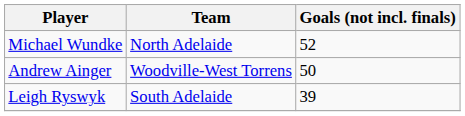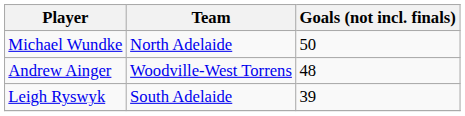(308, 44) 52 -> (308, 44) 50
(308, 70) 50 -> (308, 70) 48
